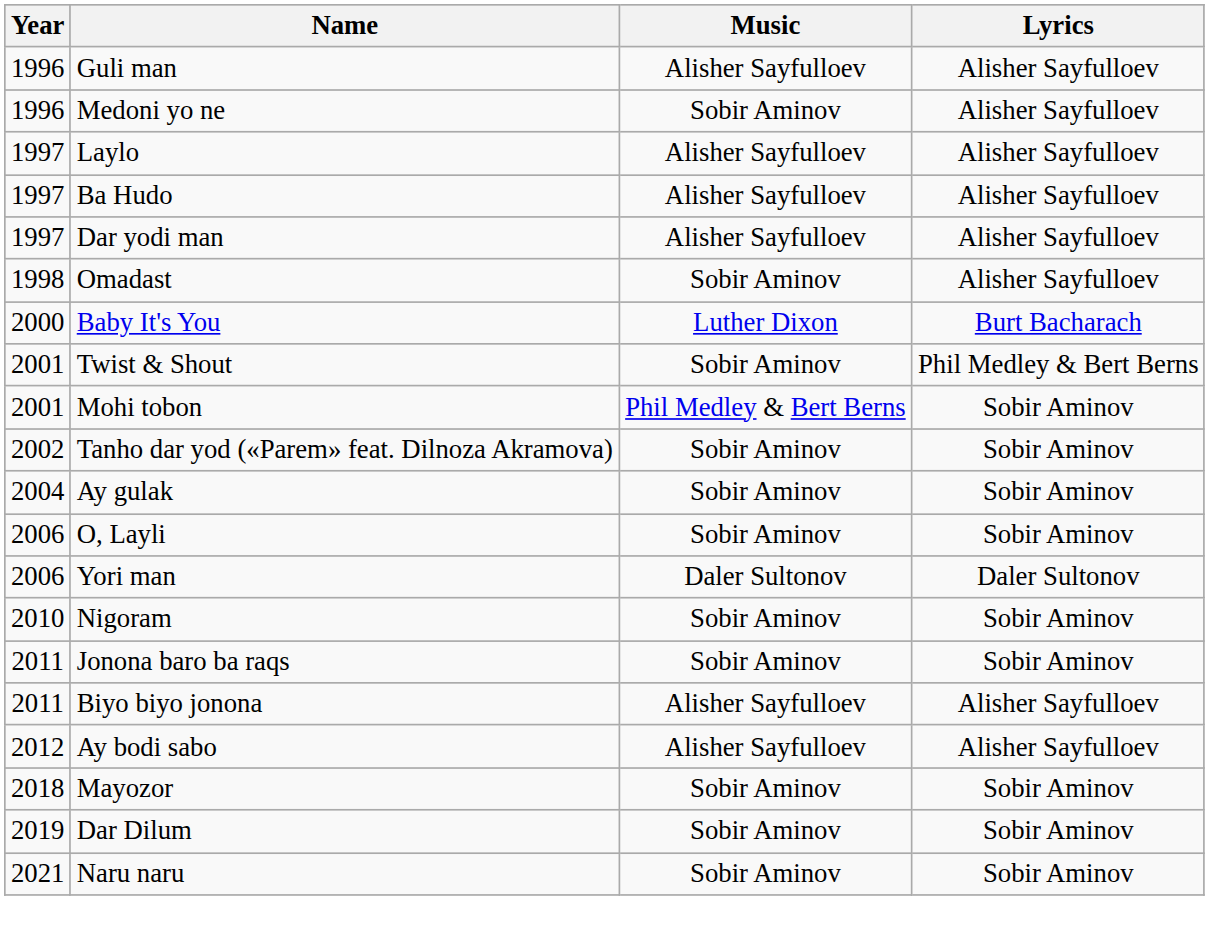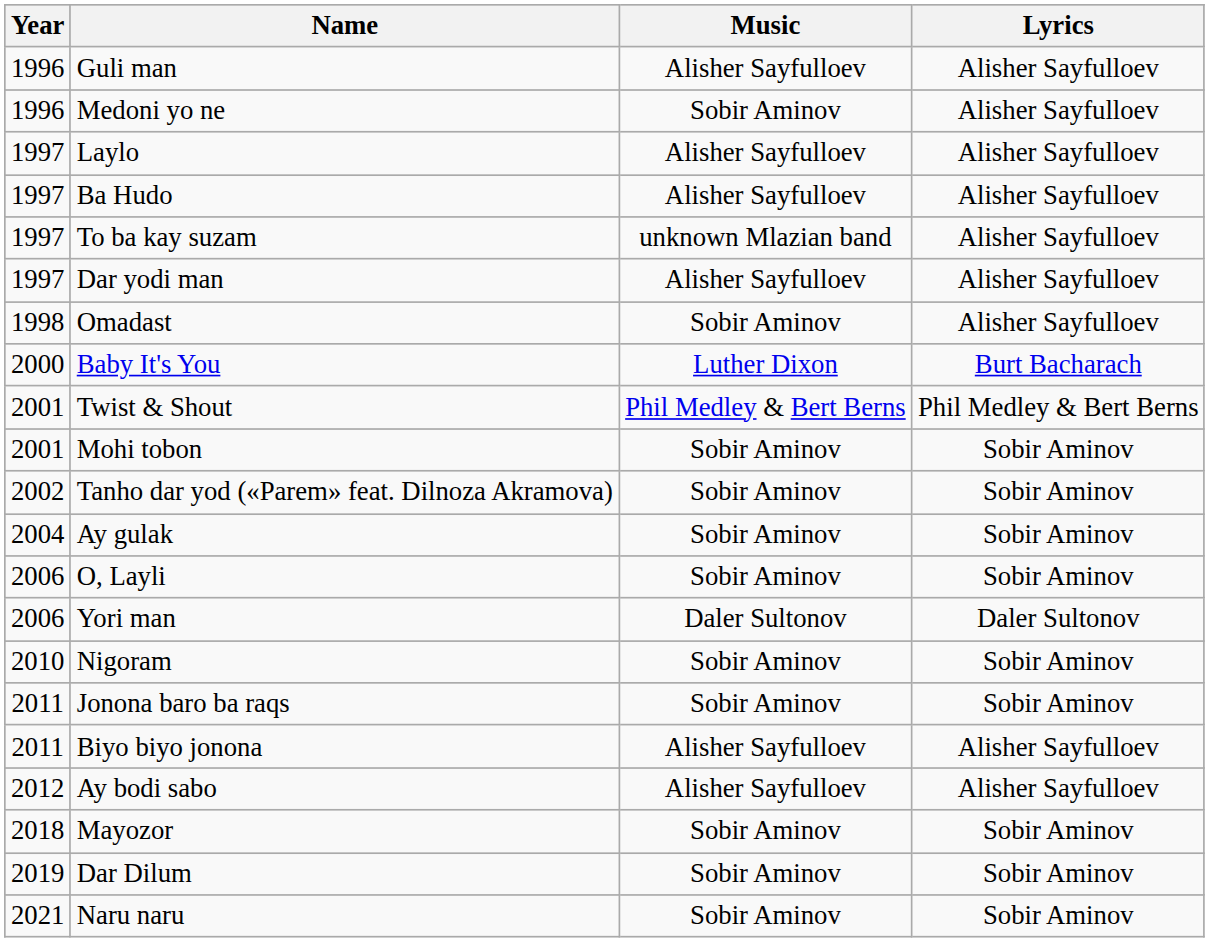+ row: (167, 237)
(765, 364) Sobir Aminov -> (765, 407) Phil Medley & Bert Berns
(765, 407) Phil Medley & Bert Berns -> (765, 449) Sobir Aminov
